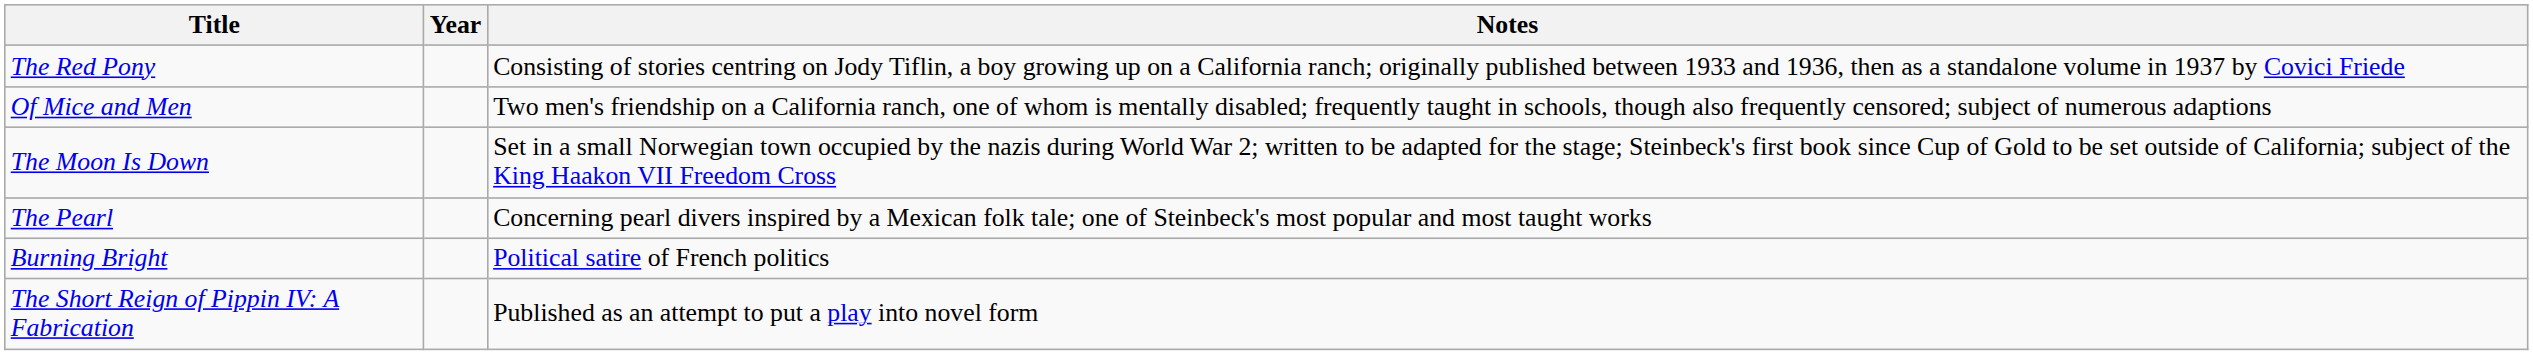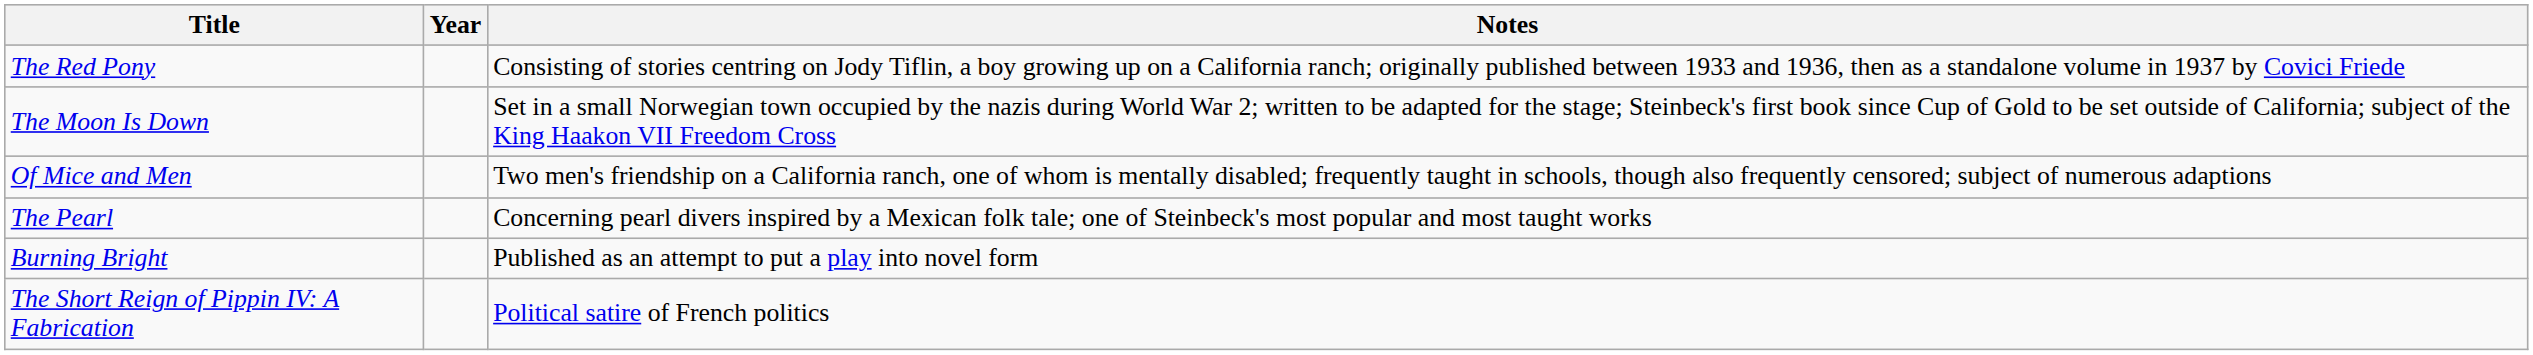rows swapped: (101, 106) <-> (110, 161)
(661, 258) Political satire of French politics -> (766, 258) Published as an attempt to put a play into novel form
(766, 313) Published as an attempt to put a play into novel form -> (661, 313) Political satire of French politics
